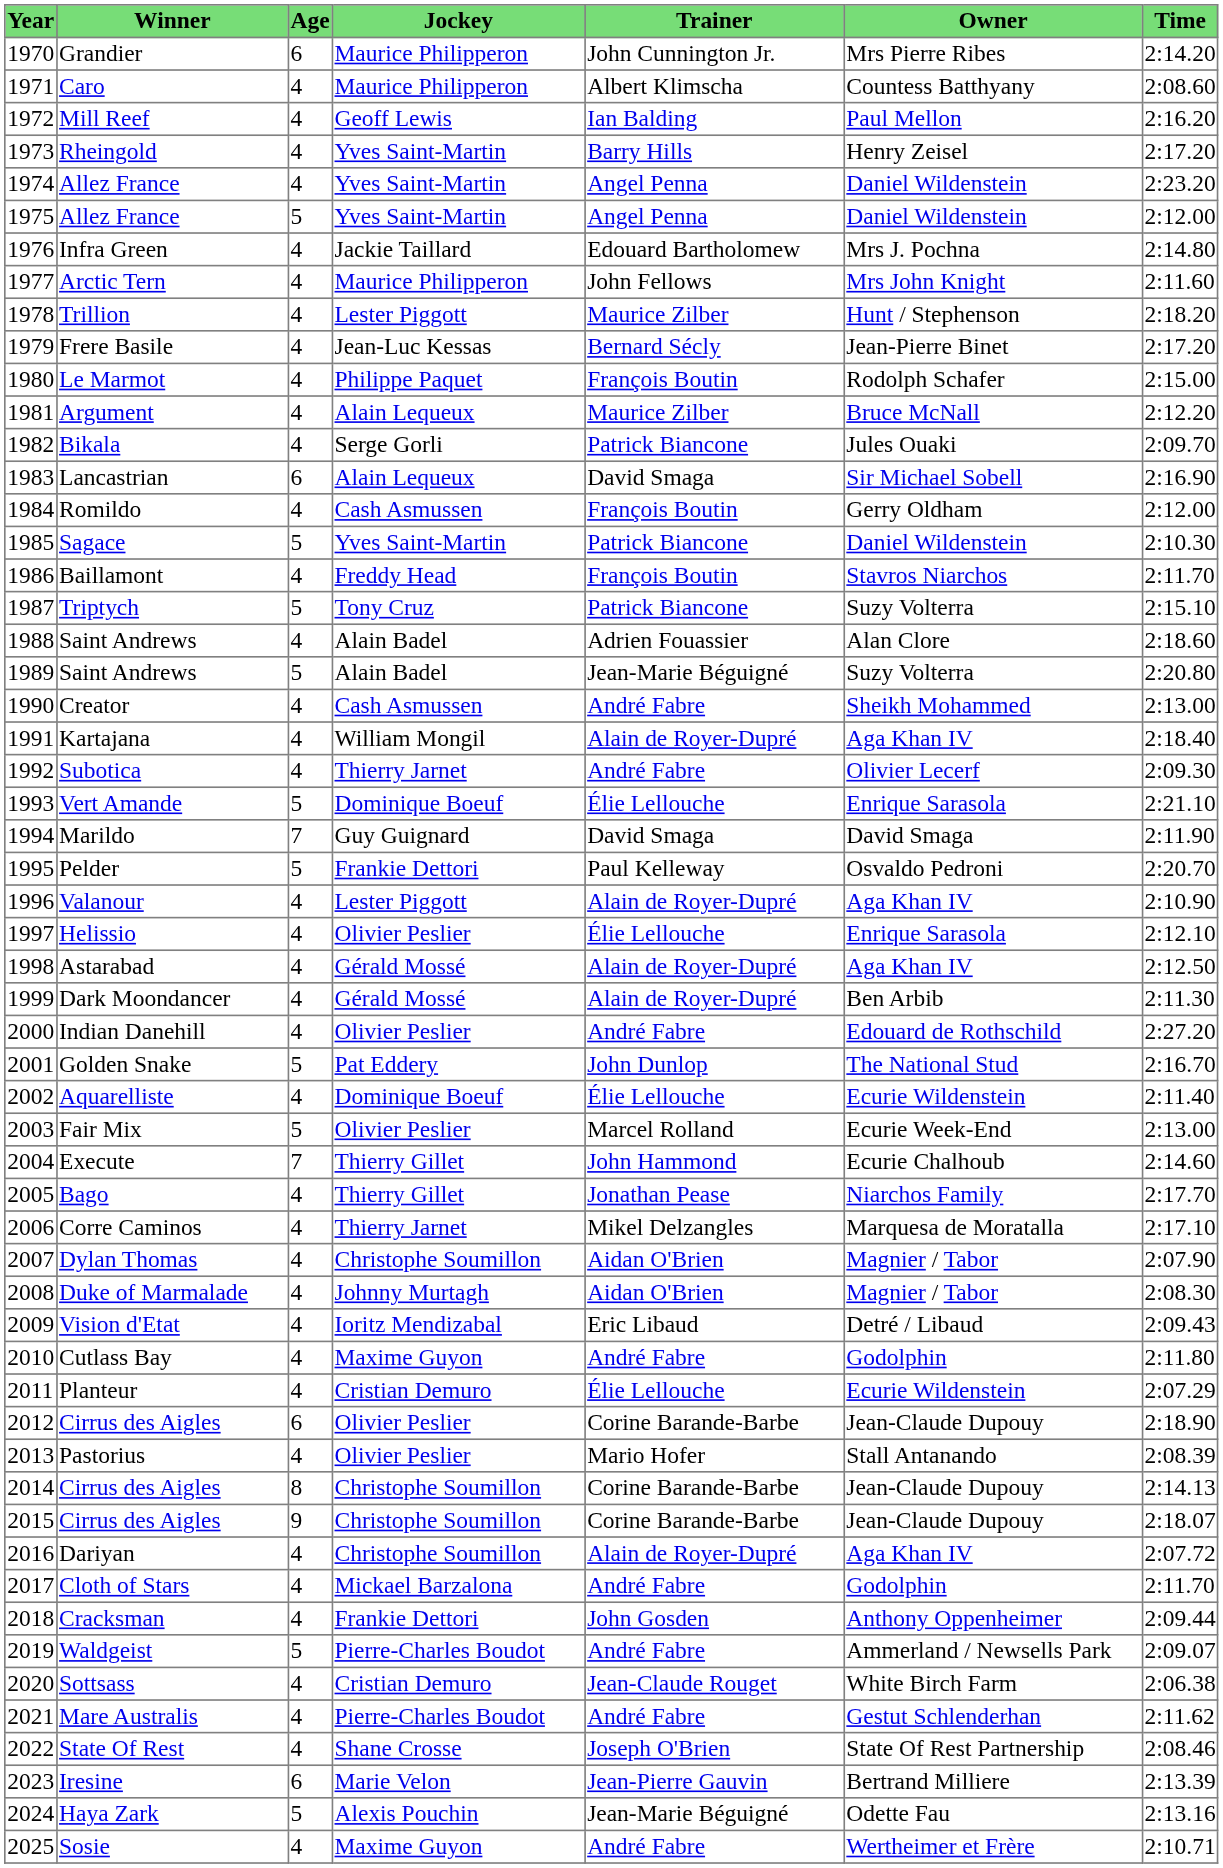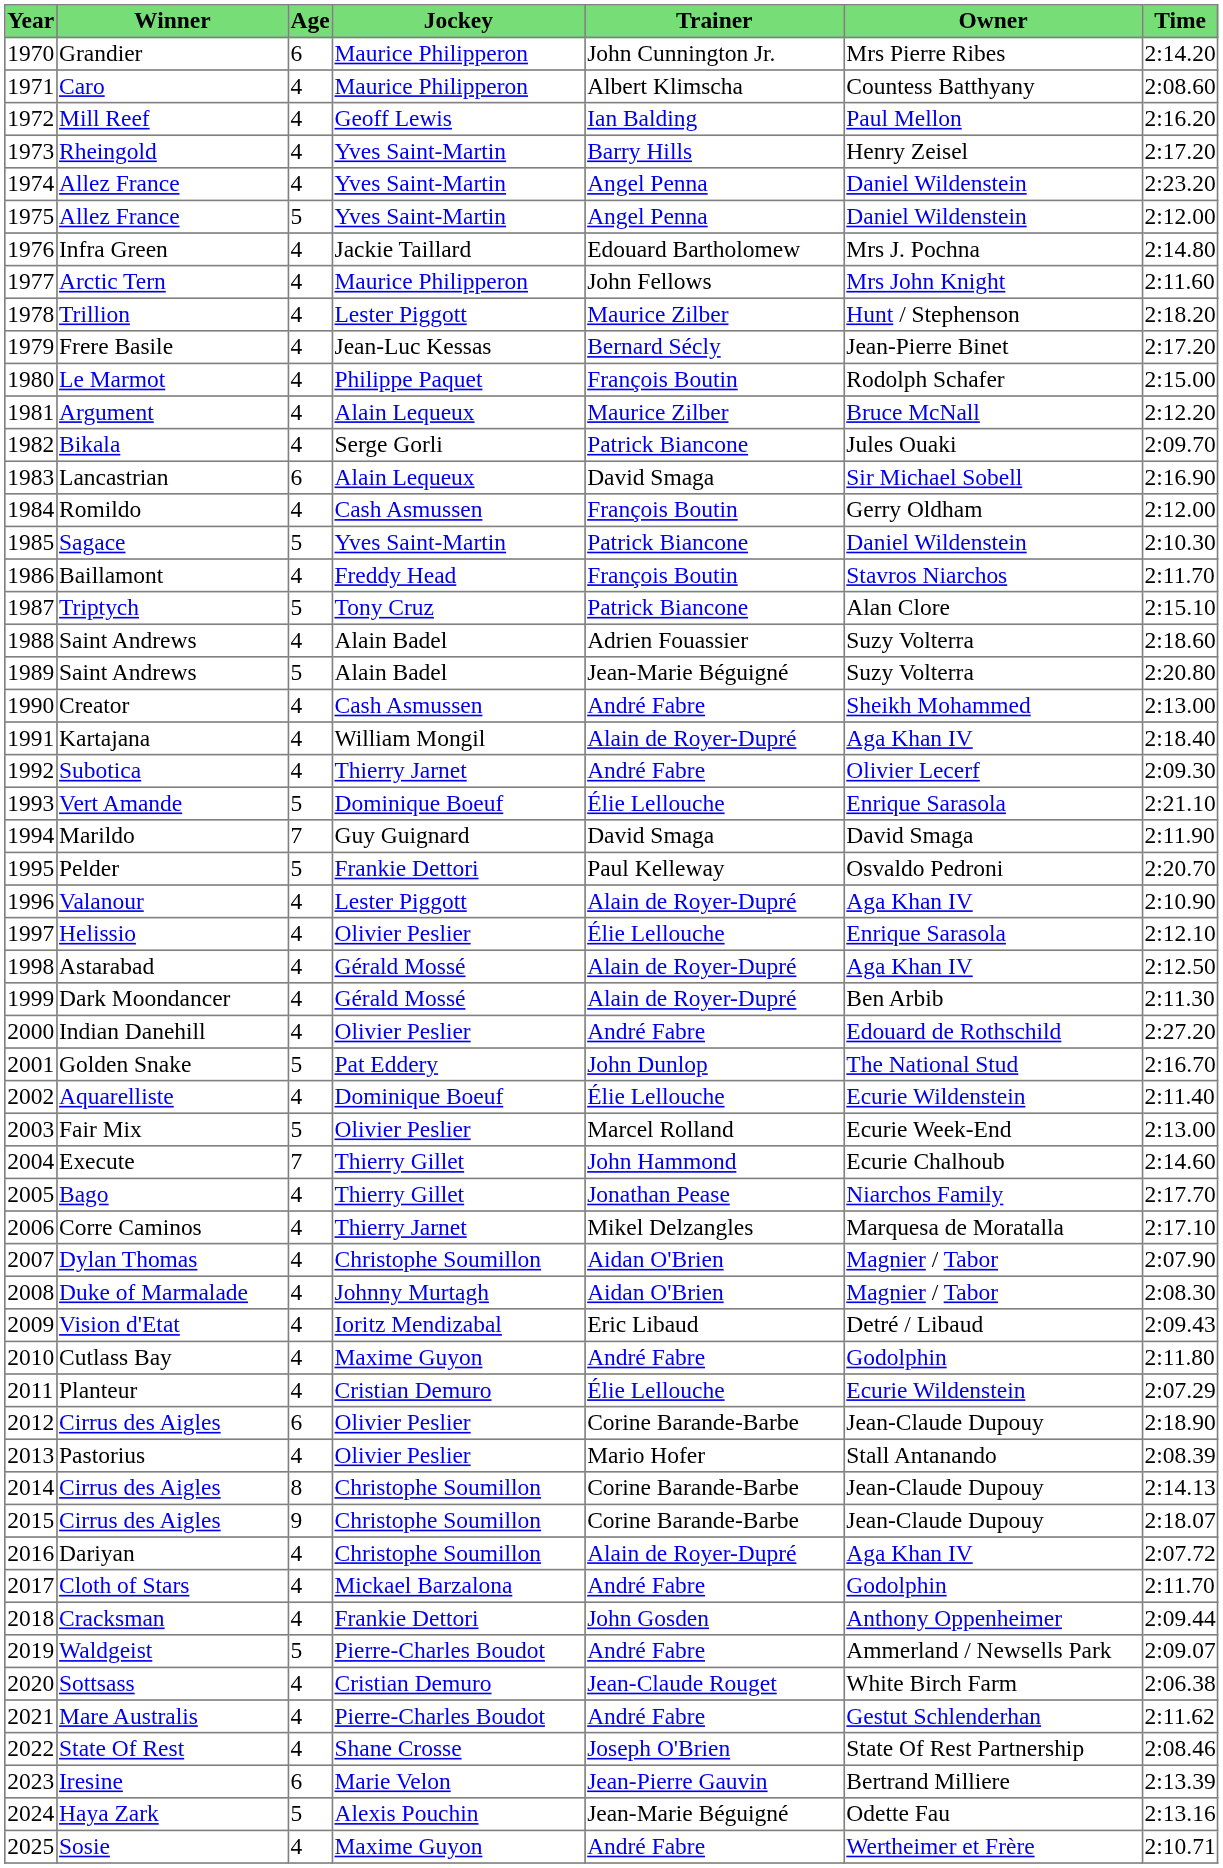(910, 607) Suzy Volterra -> (898, 607) Alan Clore
(898, 640) Alan Clore -> (910, 640) Suzy Volterra
